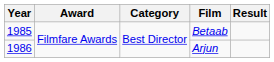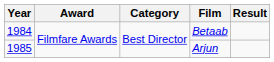(19, 31) 1985 -> (19, 31) 1984
(19, 48) 1986 -> (19, 48) 1985
